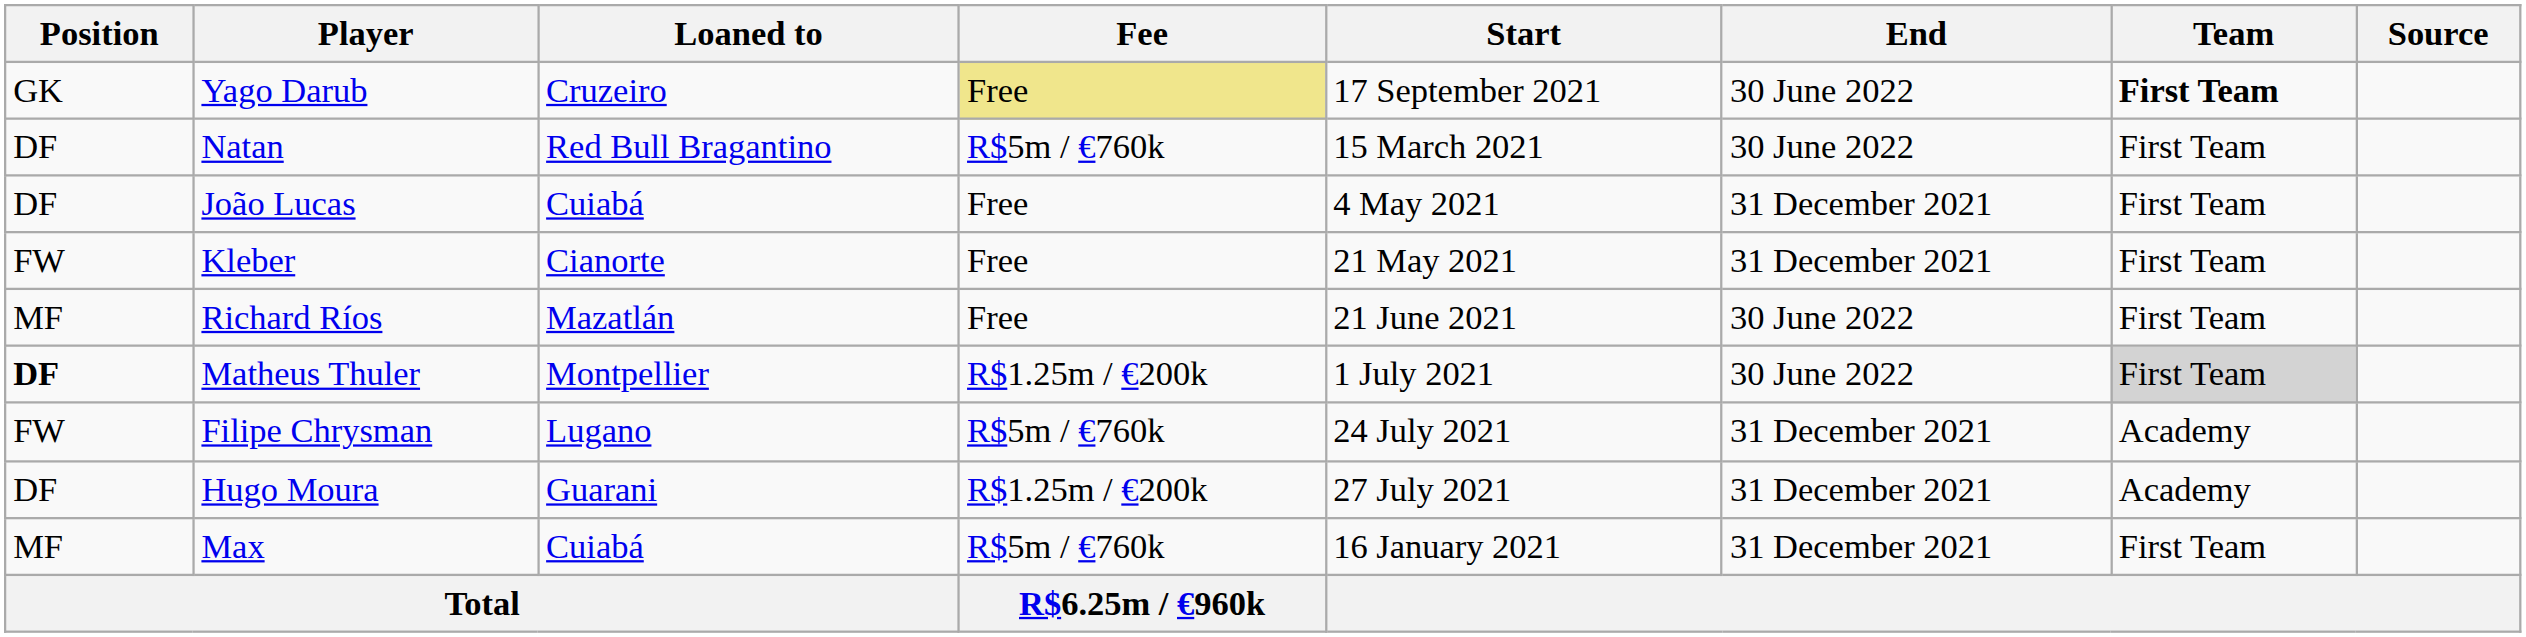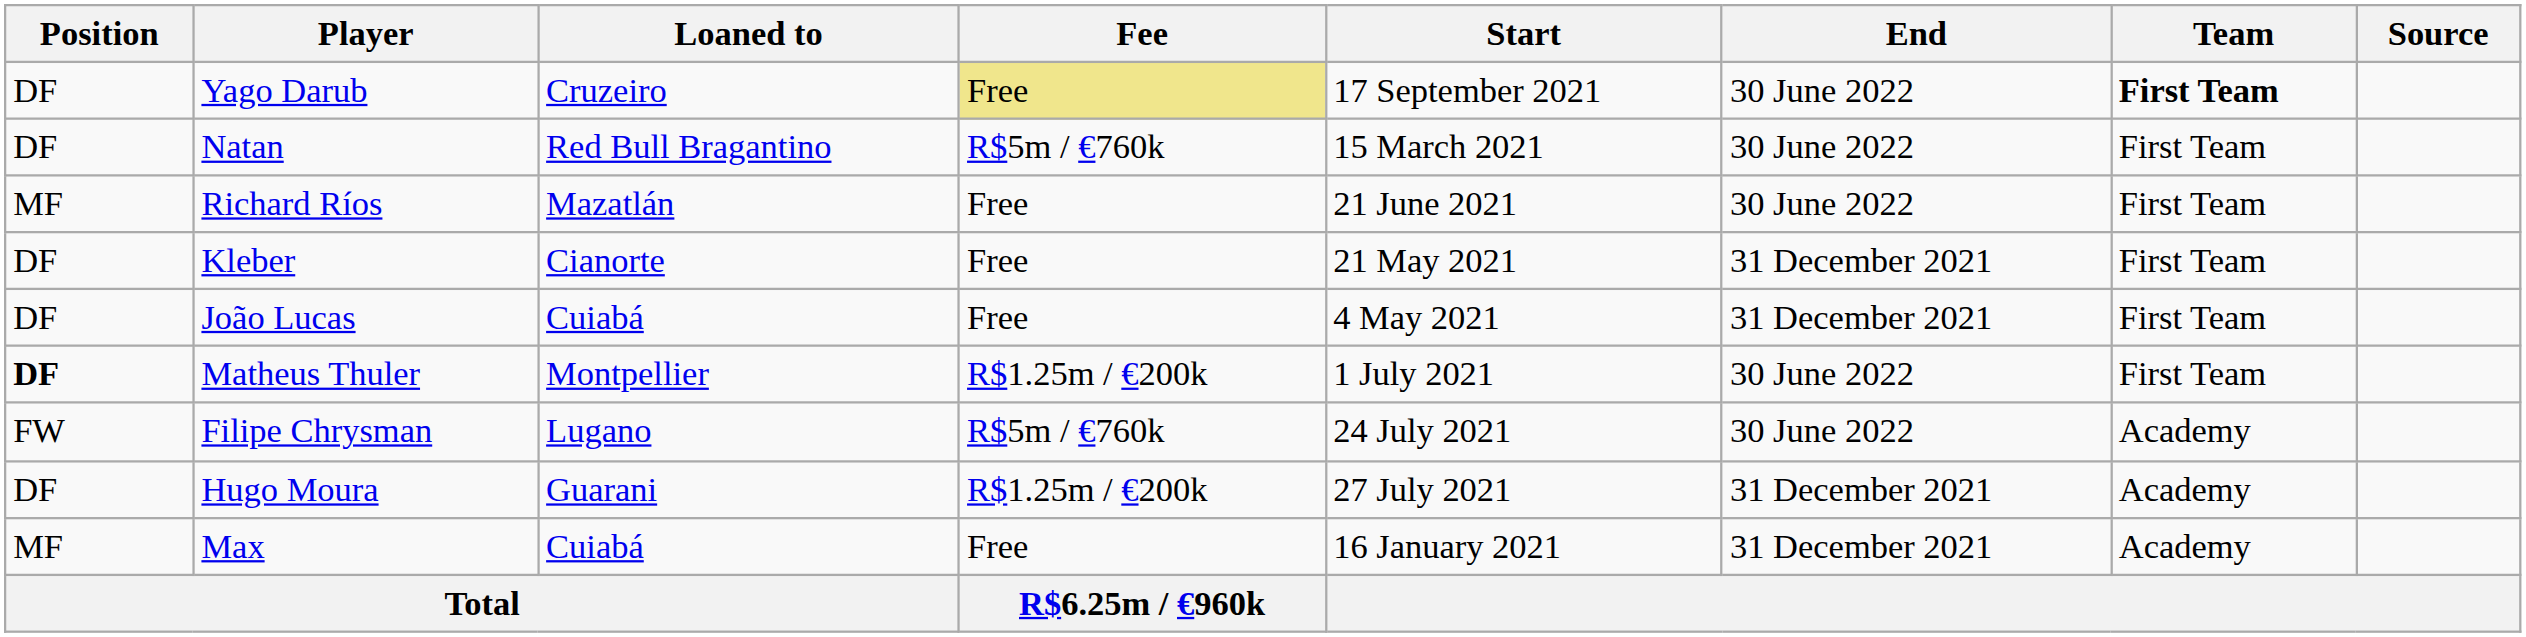(38, 90) GK -> (35, 90) DF
rows swapped: (278, 203) <-> (292, 317)
(39, 260) FW -> (35, 260) DF
(2192, 374) lightgrey background -> (2192, 374) no background
(1861, 431) 31 December 2021 -> (1822, 431) 30 June 2022
(1066, 545) R$5m / €760k -> (998, 545) Free
(2192, 545) First Team -> (2185, 545) Academy
